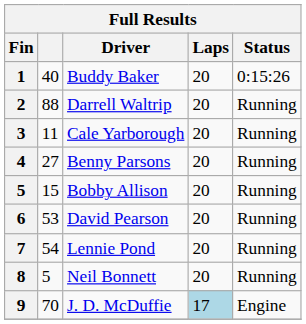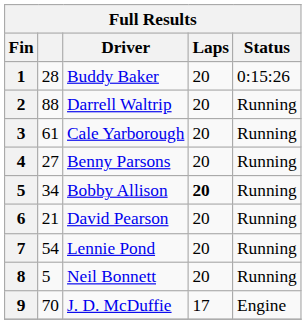(50, 76) 40 -> (50, 76) 28
(50, 133) 11 -> (50, 133) 61
(50, 190) 15 -> (50, 190) 34
(201, 190) normal -> (201, 190) bold
(50, 218) 53 -> (50, 218) 21
(201, 304) lightblue background -> (201, 304) no background
